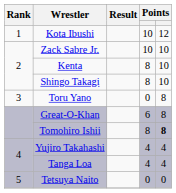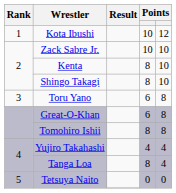(148, 98) 0 -> (148, 98) 6
(164, 131) bold -> (164, 131) normal
(148, 163) 4 -> (148, 163) 8
